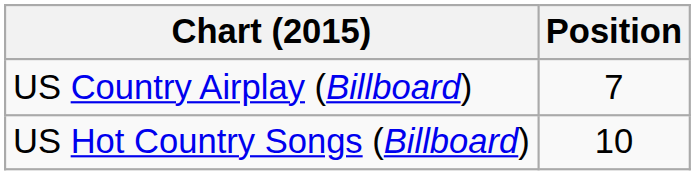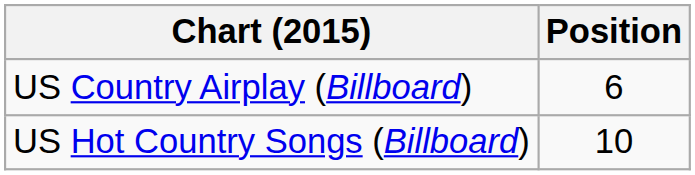(614, 86) 7 -> (614, 86) 6
